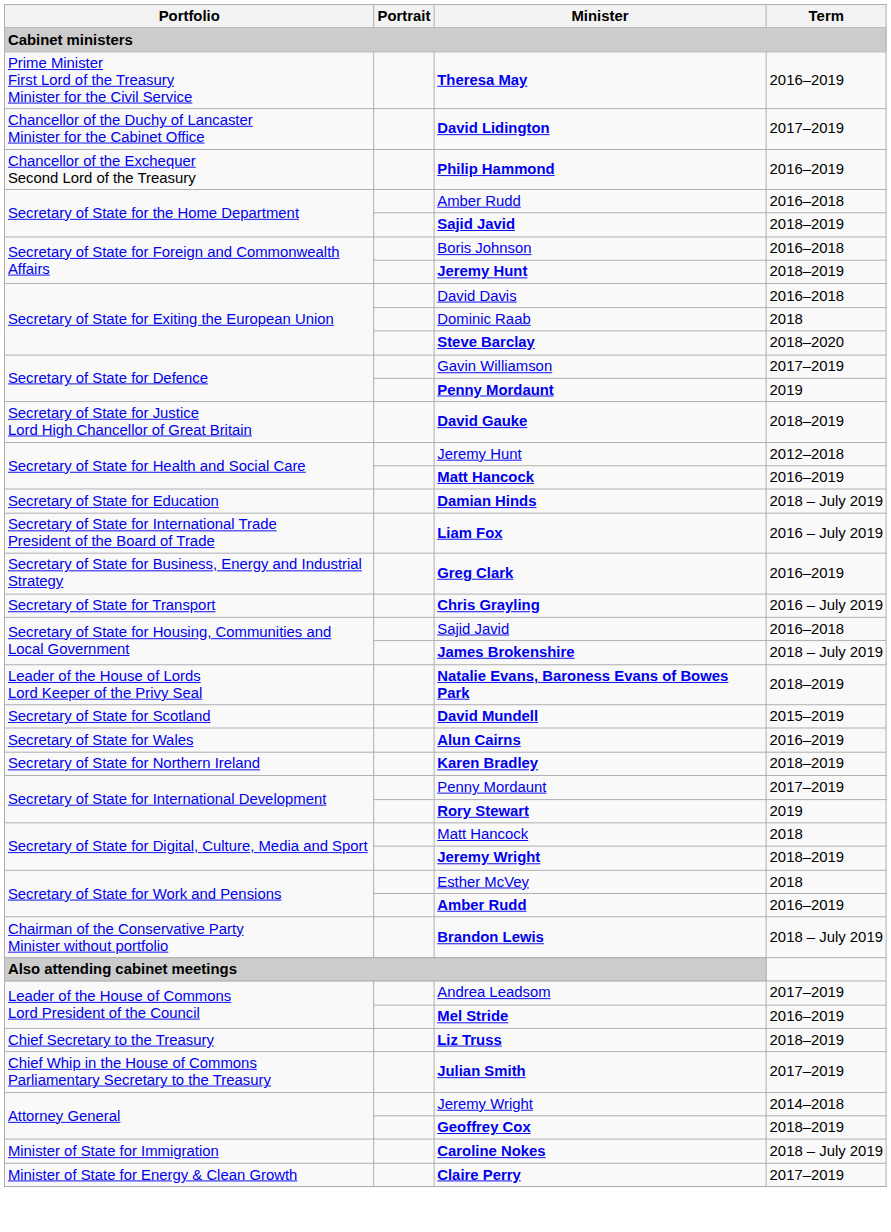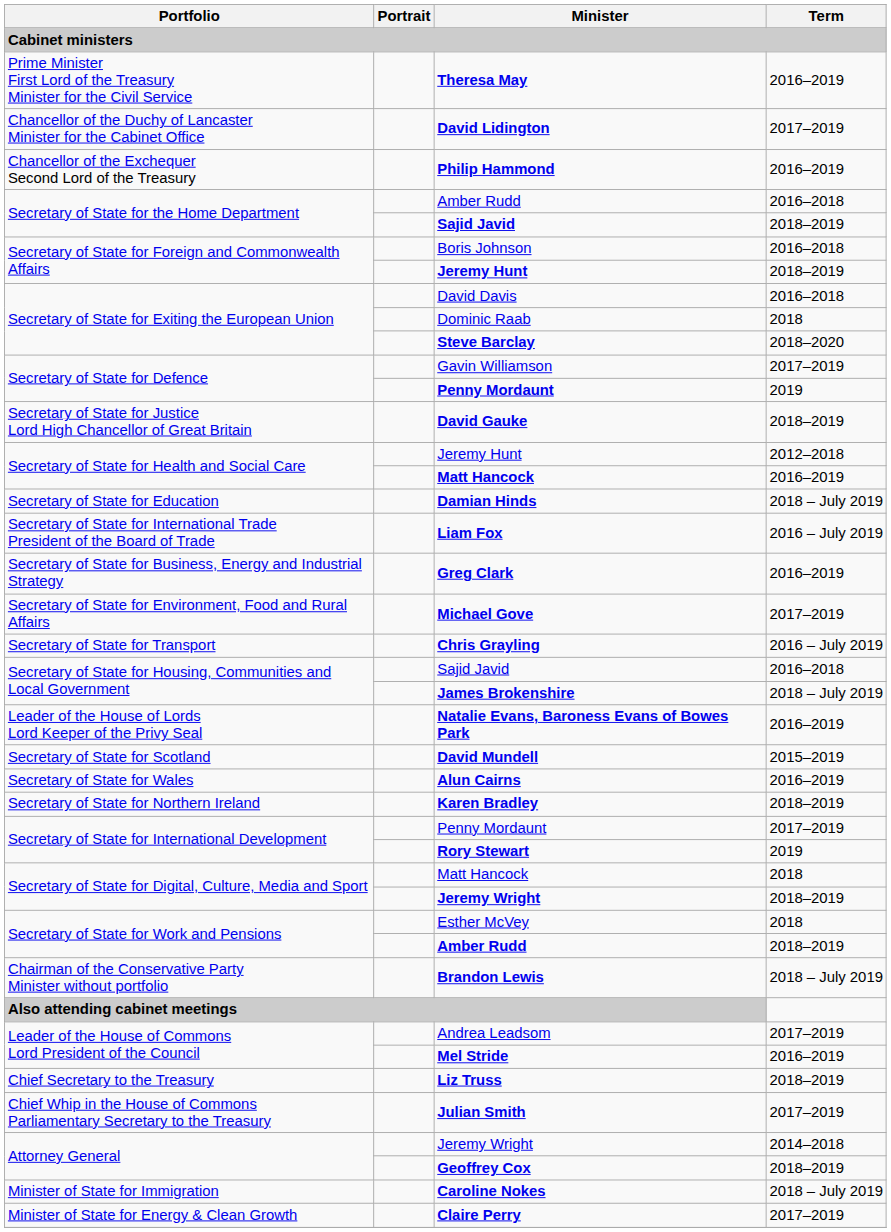+ row: (177, 613)
(807, 684) 2018–2019 -> (807, 724) 2016–2019
(807, 905) 2016–2019 -> (807, 945) 2018–2019
